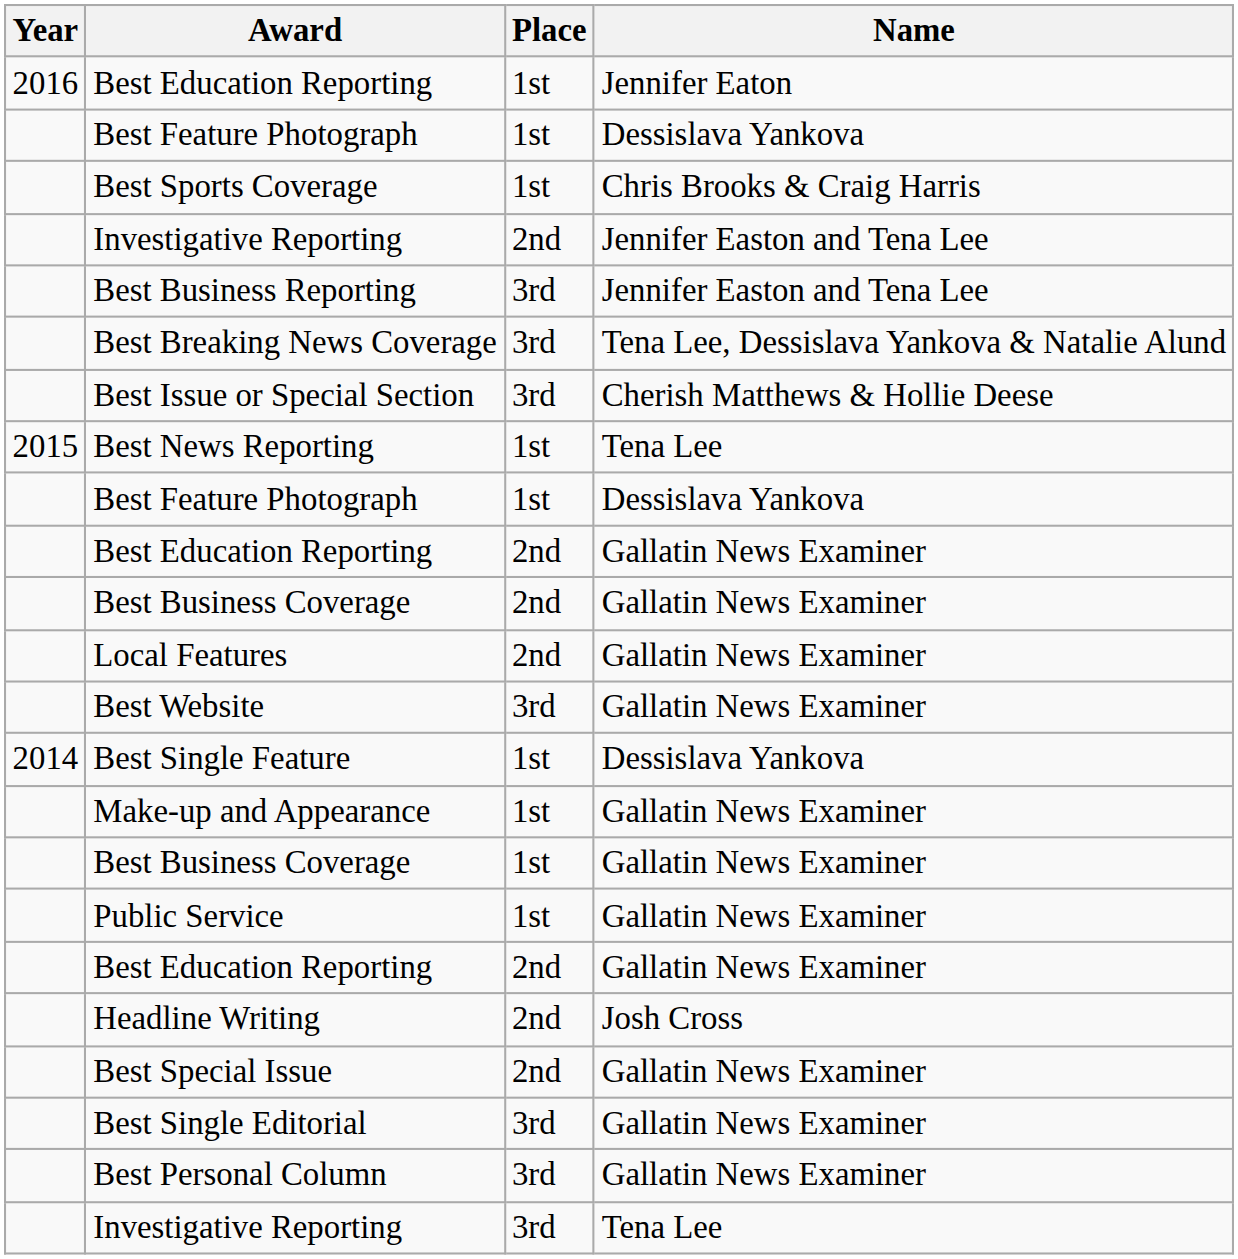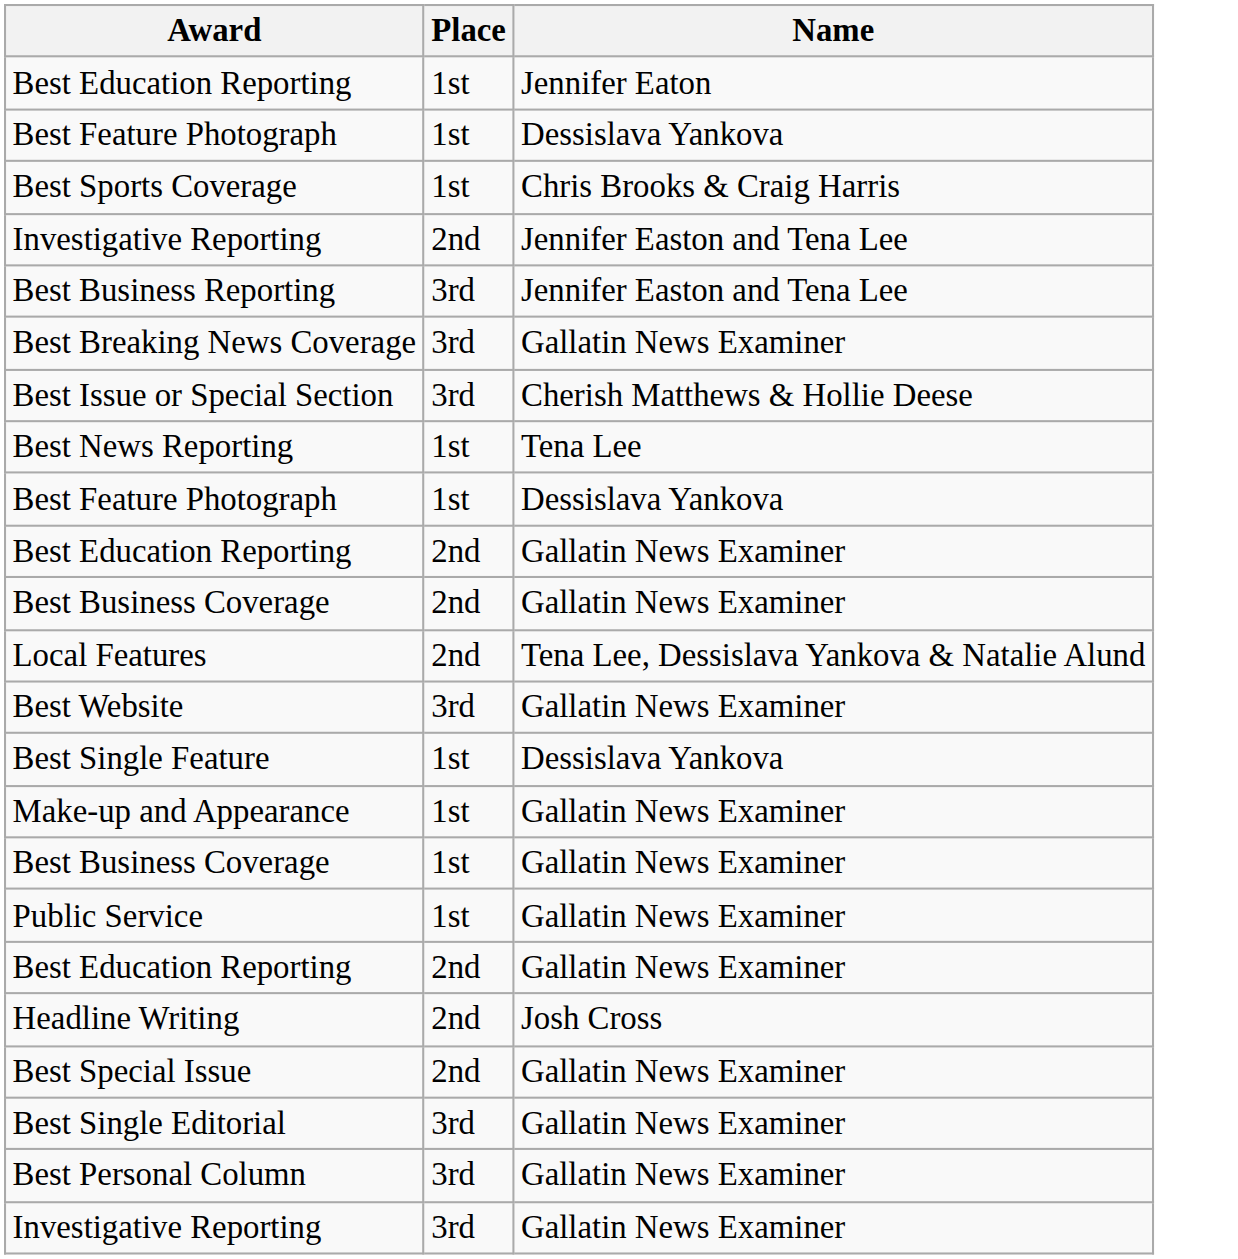- column: (45, 30)
(914, 342) Tena Lee, Dessislava Yankova & Natalie Alund -> (683, 342) Gallatin News Examiner
(764, 654) Gallatin News Examiner -> (833, 654) Tena Lee, Dessislava Yankova & Natalie Alund
(662, 1226) Tena Lee -> (683, 1226) Gallatin News Examiner
